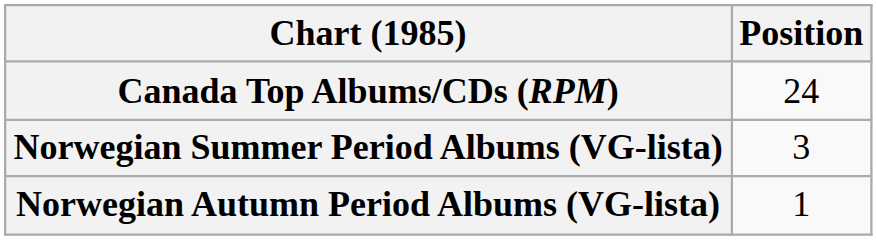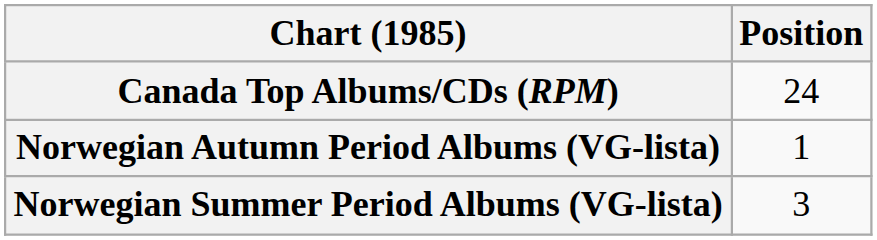rows swapped: (368, 204) <-> (368, 147)
